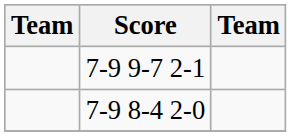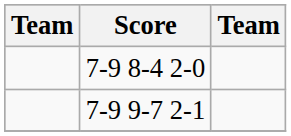rows swapped: (145, 109) <-> (145, 67)
